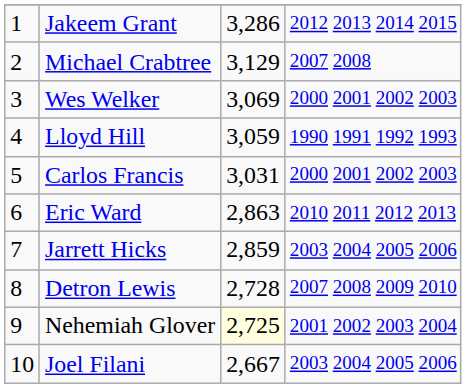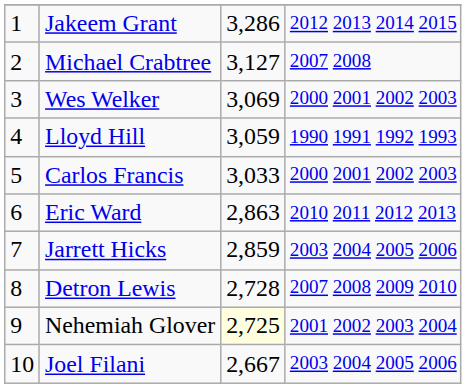(253, 61) 3,129 -> (253, 61) 3,127
(253, 174) 3,031 -> (253, 174) 3,033
